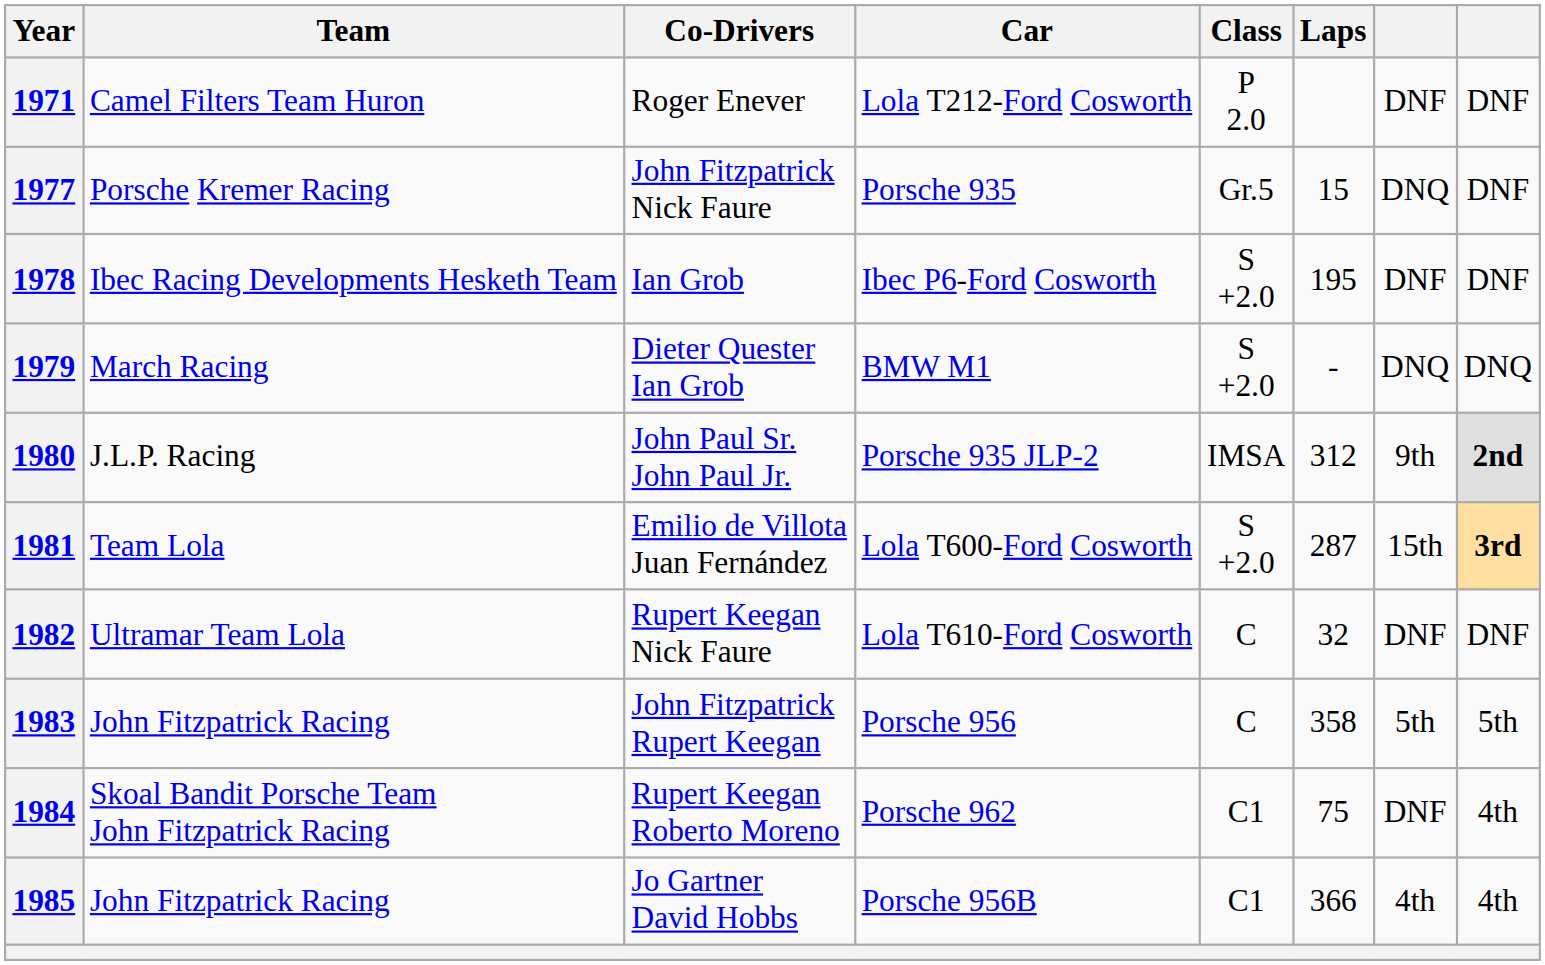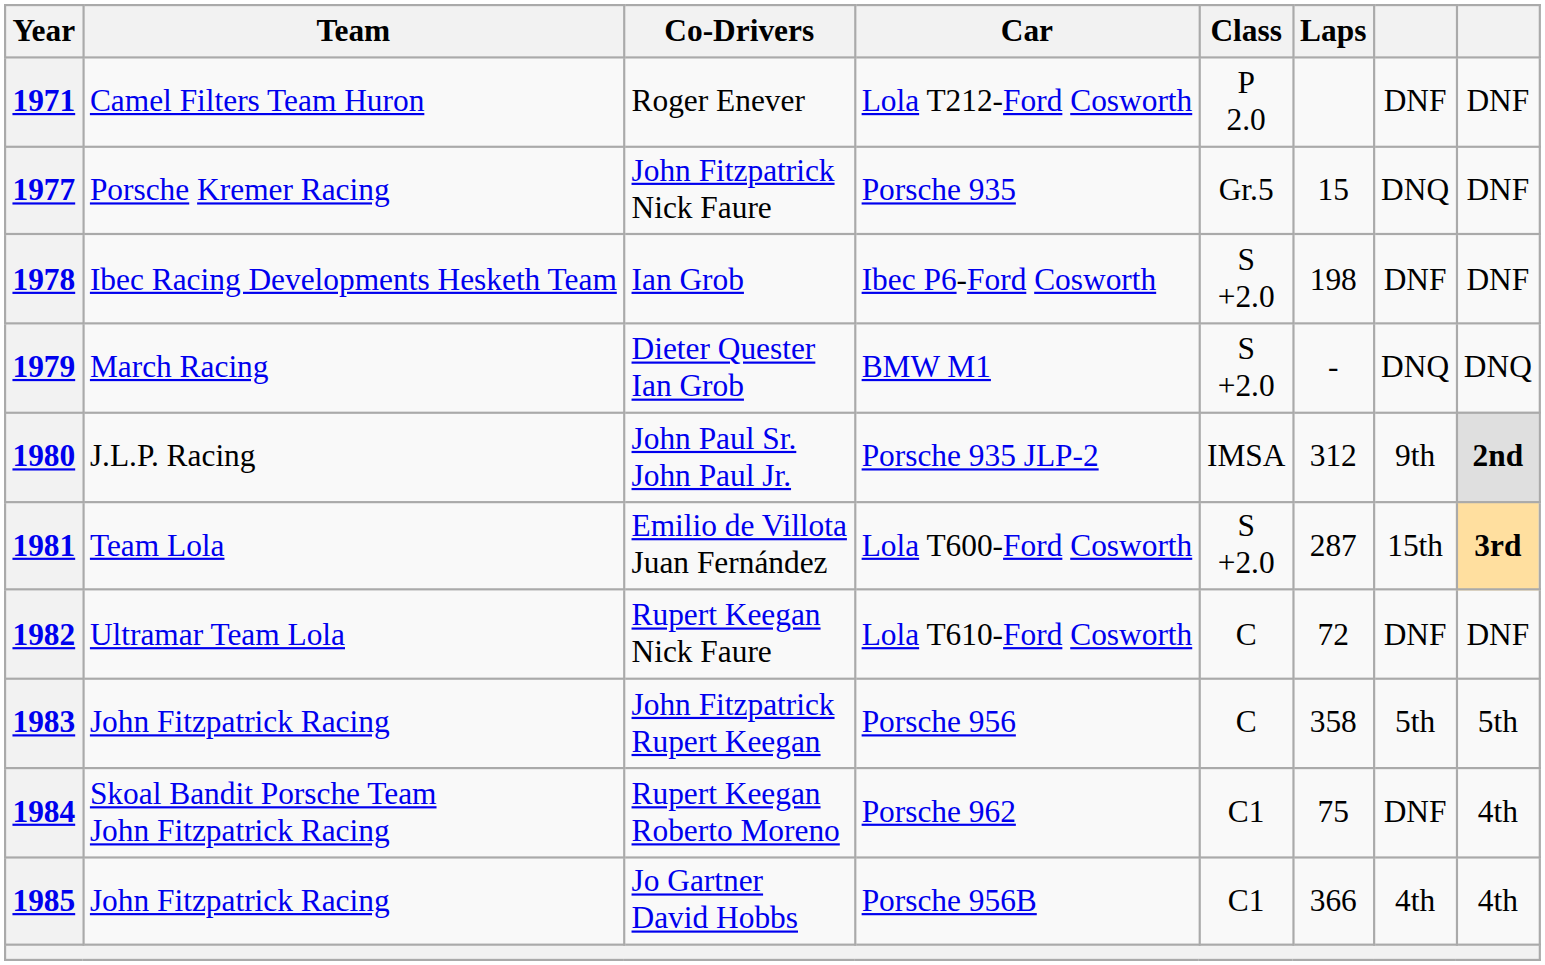(1333, 278) 195 -> (1333, 278) 198
(1333, 634) 32 -> (1333, 634) 72
